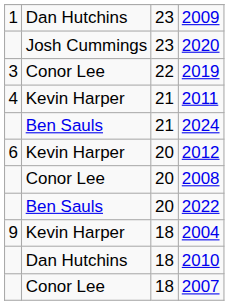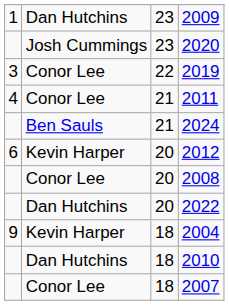(75, 98) Kevin Harper -> (65, 98) Conor Lee
(64, 206) Ben Sauls -> (77, 206) Dan Hutchins
